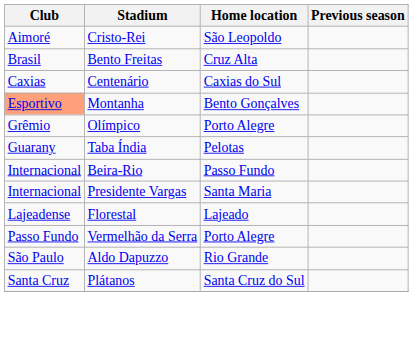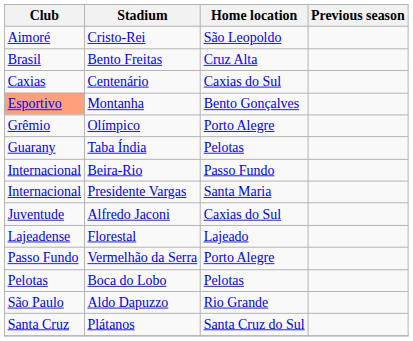+ row: (129, 214)
+ row: (127, 280)
